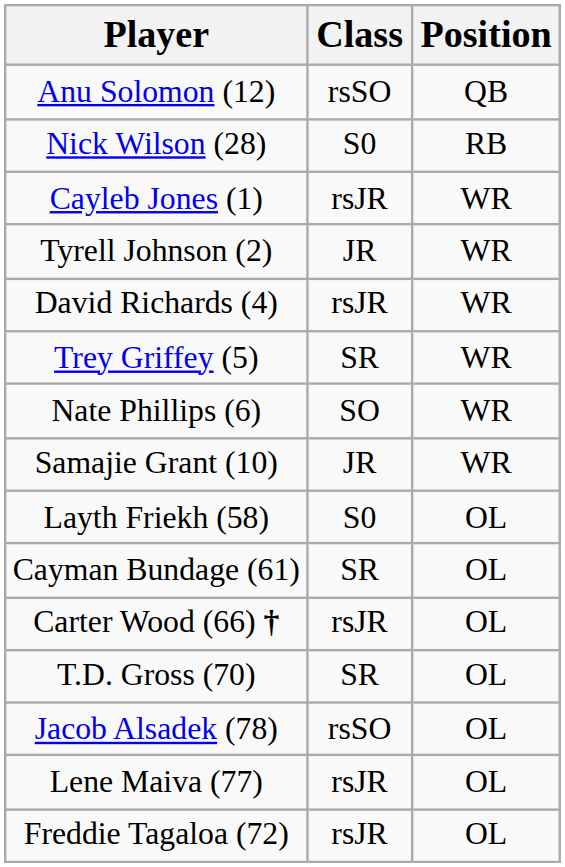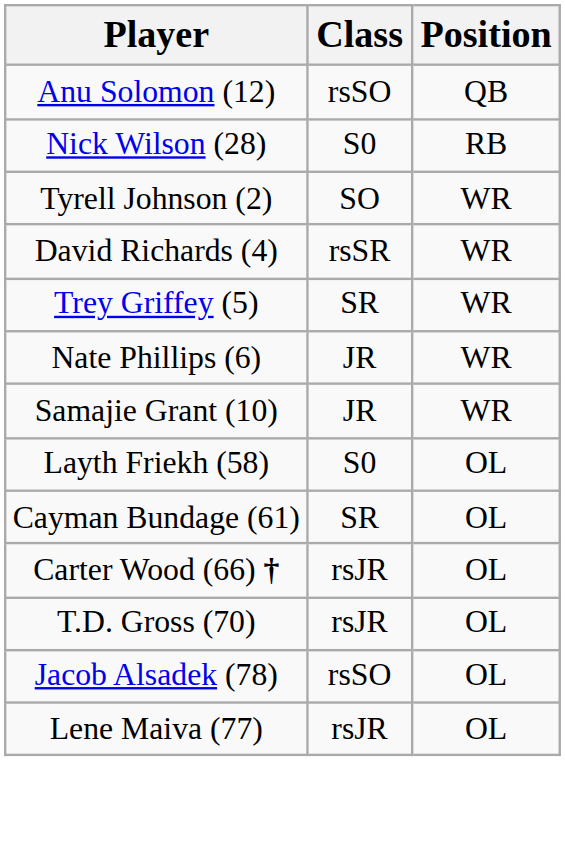- row: (156, 197)
(360, 250) JR -> (360, 197) SO
(360, 303) rsJR -> (360, 250) rsSR
(360, 410) SO -> (360, 356) JR
(360, 675) SR -> (360, 622) rsJR
- row: (156, 834)
